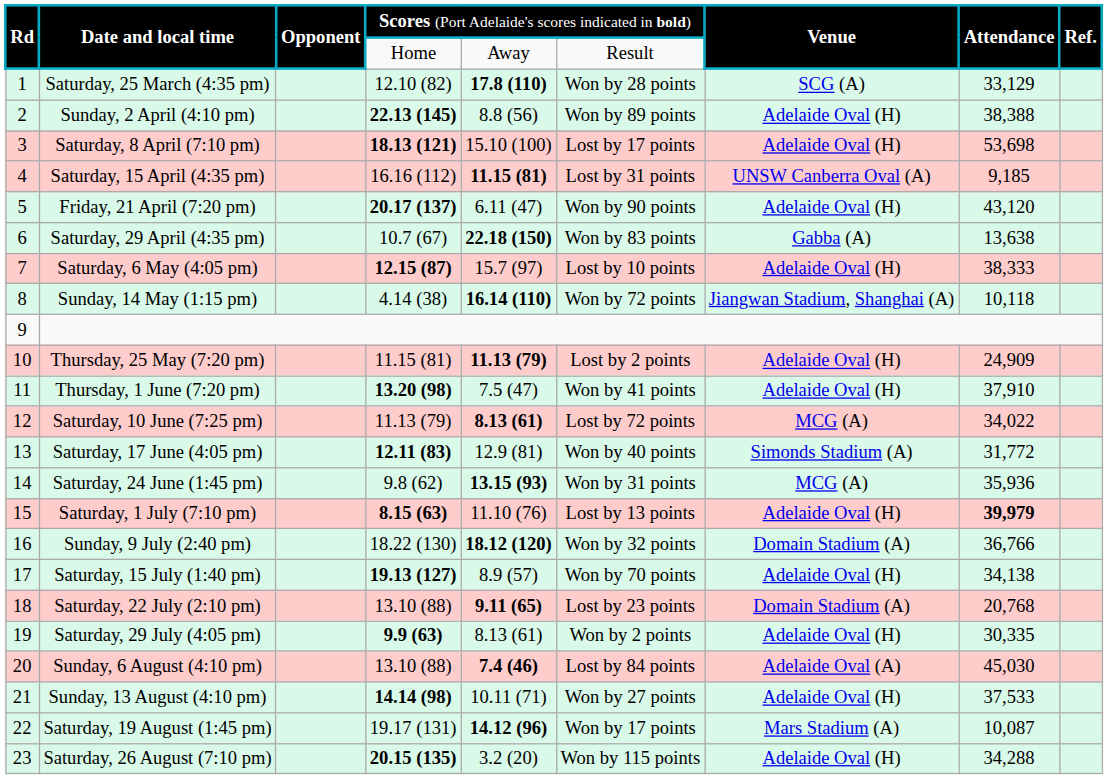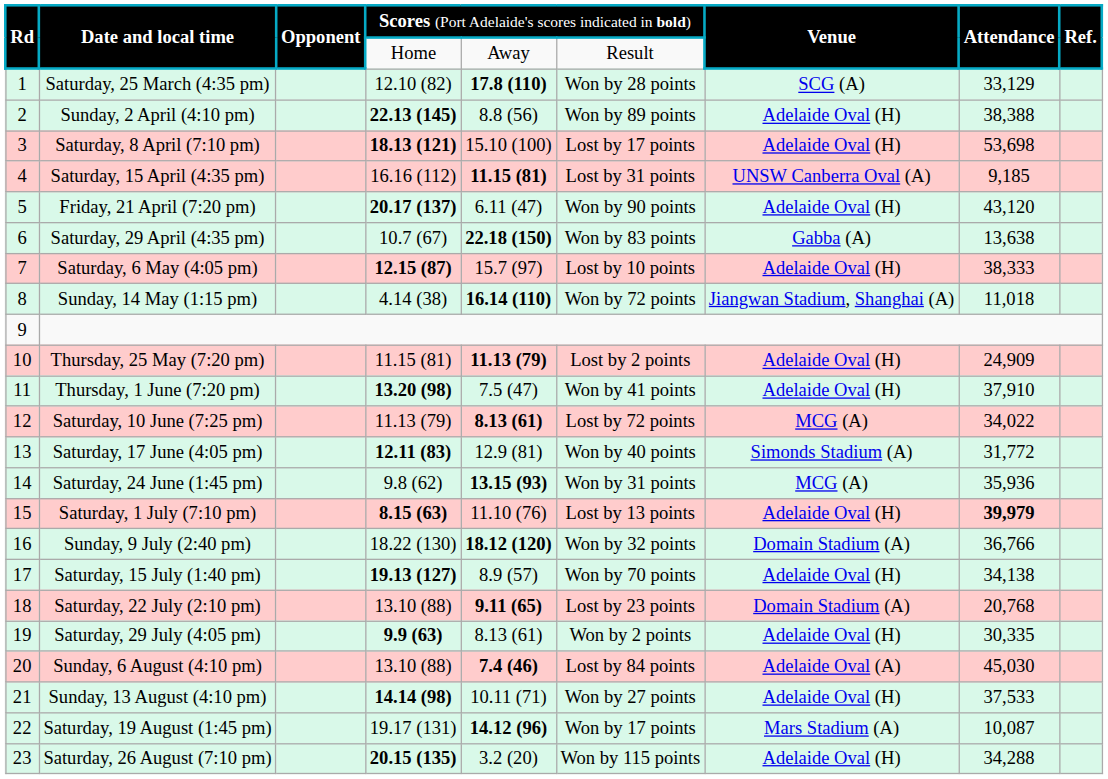(1009, 299) 10,118 -> (1009, 299) 11,018
